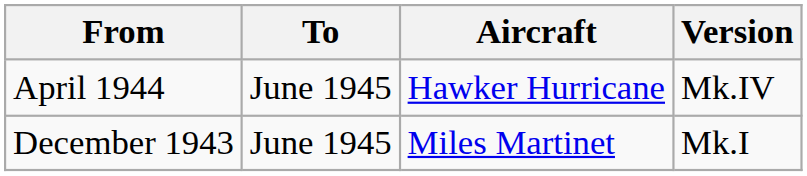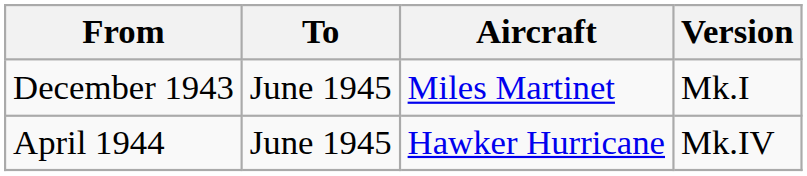rows swapped: (123, 142) <-> (89, 87)
